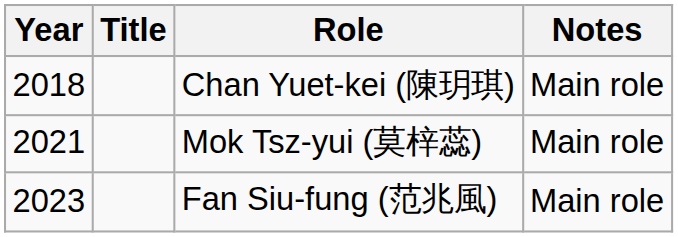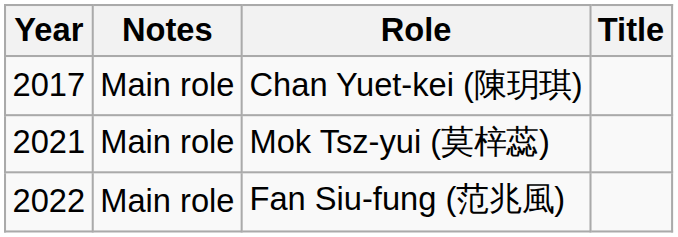columns swapped: (133, 30) <-> (597, 30)
(49, 85) 2018 -> (49, 85) 2017
(49, 200) 2023 -> (49, 200) 2022
